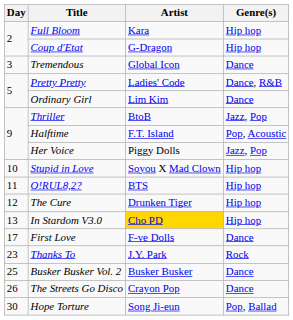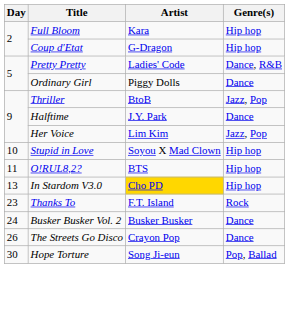- row: (57, 64)
(148, 99) Lim Kim -> (154, 82) Piggy Dolls
(151, 133) F.T. Island -> (147, 116) J.Y. Park
(256, 133) Pop, Acoustic -> (240, 116) Dance
(154, 151) Piggy Dolls -> (148, 133) Lim Kim
- row: (51, 202)
- row: (53, 237)
(147, 254) J.Y. Park -> (151, 202) F.T. Island
(12, 271) 25 -> (12, 220) 24
